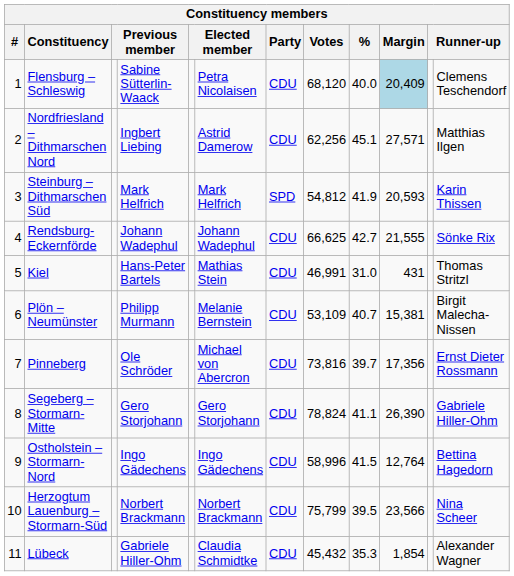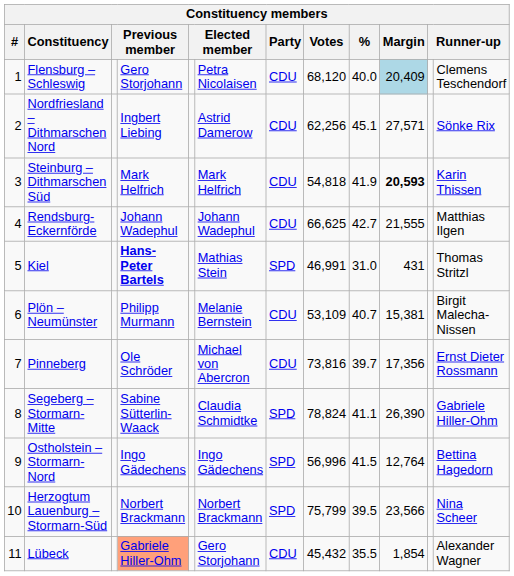(146, 84) Sabine Sütterlin-Waack -> (151, 76) Gero Storjohann
(461, 140) Matthias Ilgen -> (466, 125) Sönke Rix
(282, 196) SPD -> (283, 182) CDU
(326, 196) 54,812 -> (326, 182) 54,818
(405, 196) normal -> (405, 182) bold
(466, 238) Sönke Rix -> (461, 224) Matthias Ilgen
(153, 273) normal -> (142, 266) bold
(283, 273) CDU -> (282, 266) SPD
(151, 413) Gero Storjohann -> (146, 413) Sabine Sütterlin-Waack
(229, 413) Gero Storjohann -> (228, 413) Claudia Schmidtke
(283, 413) CDU -> (282, 413) SPD
(283, 462) CDU -> (282, 462) SPD
(326, 462) 58,996 -> (326, 462) 56,996
(283, 511) CDU -> (282, 511) SPD
(151, 553) no background -> (151, 553) lightsalmon background
(228, 553) Claudia Schmidtke -> (229, 553) Gero Storjohann
(364, 553) 35.3 -> (364, 553) 35.5
